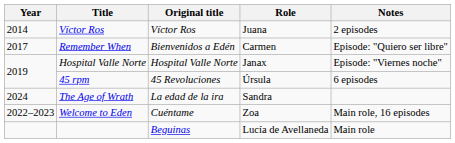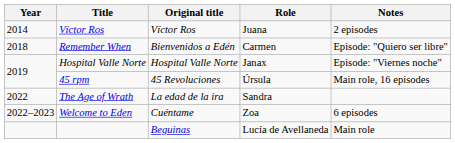(17, 46) 2017 -> (17, 46) 2018
(356, 79) 6 episodes -> (382, 79) Main role, 16 episodes
(17, 96) 2024 -> (17, 96) 2022
(382, 113) Main role, 16 episodes -> (356, 113) 6 episodes
